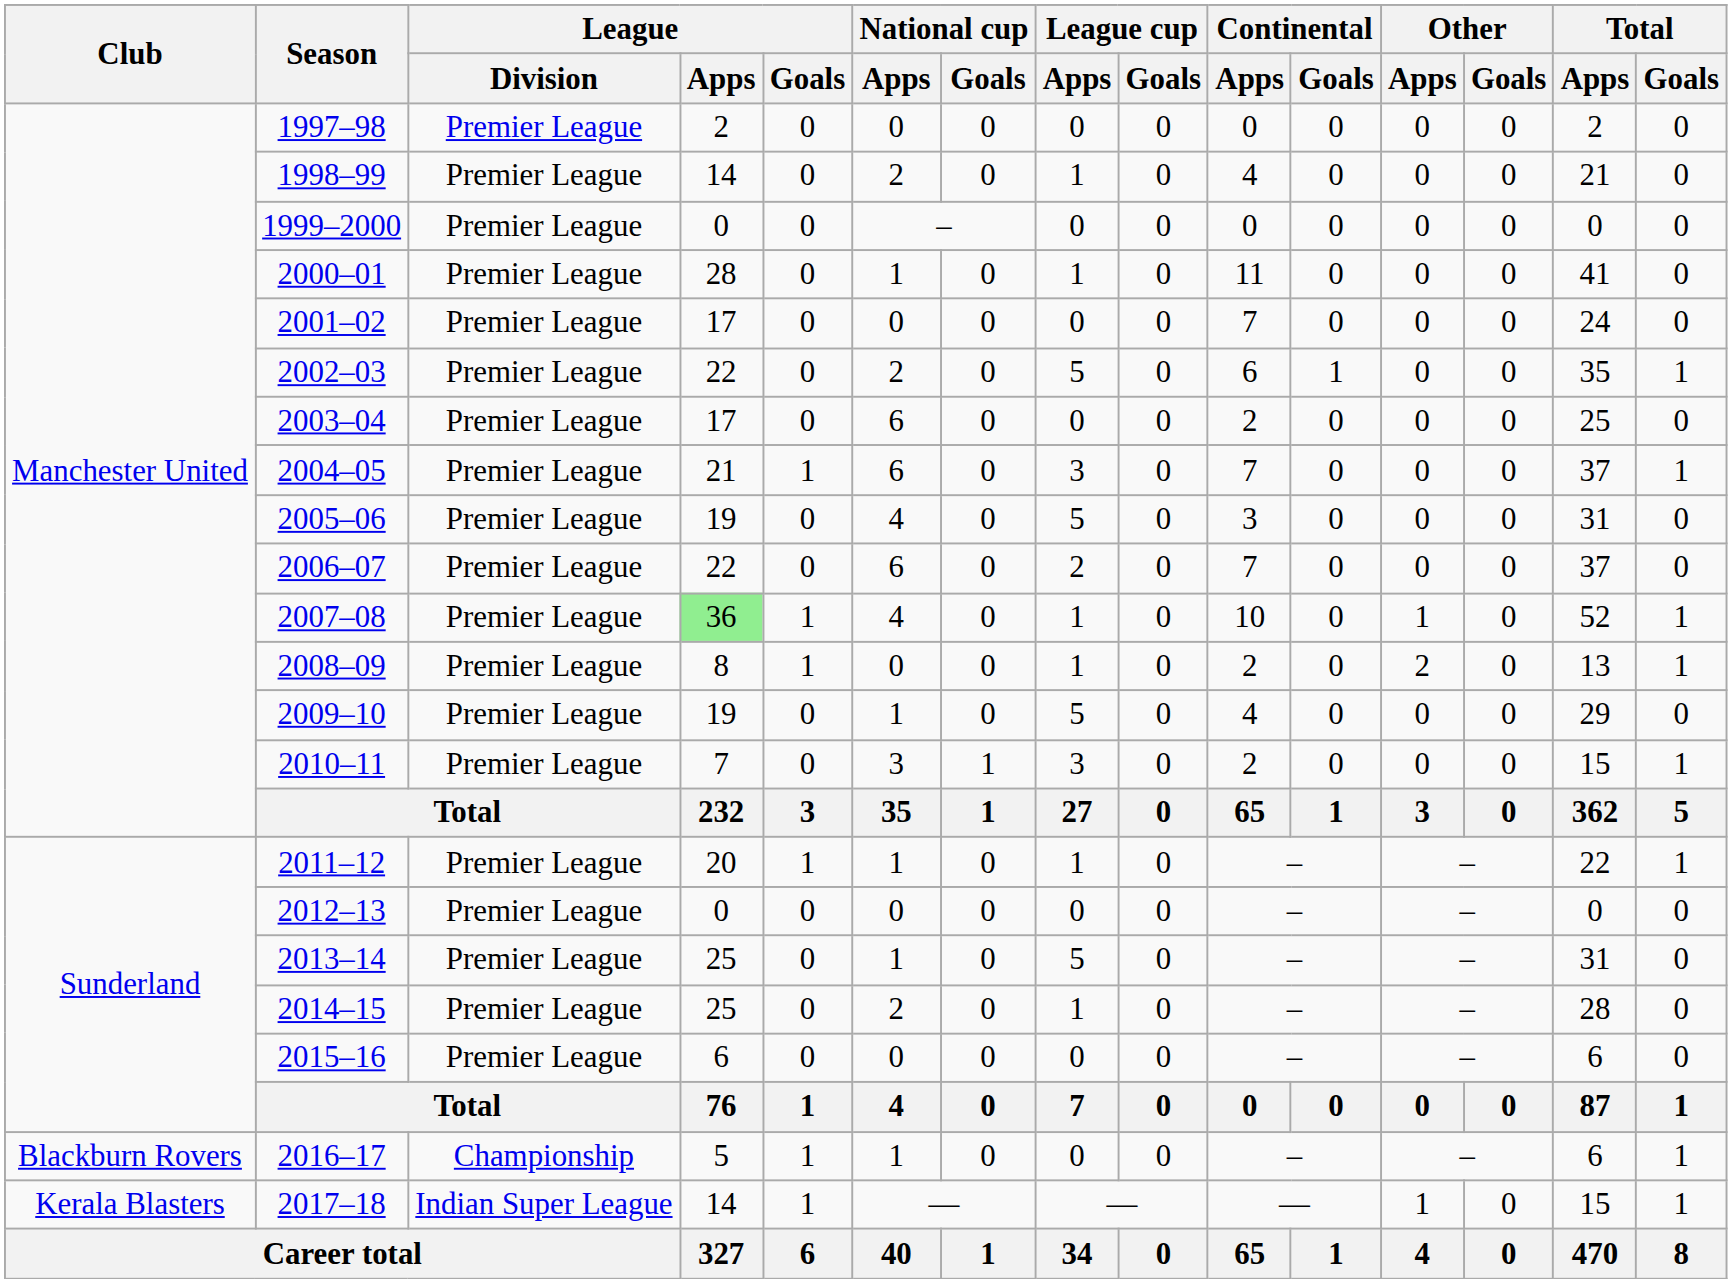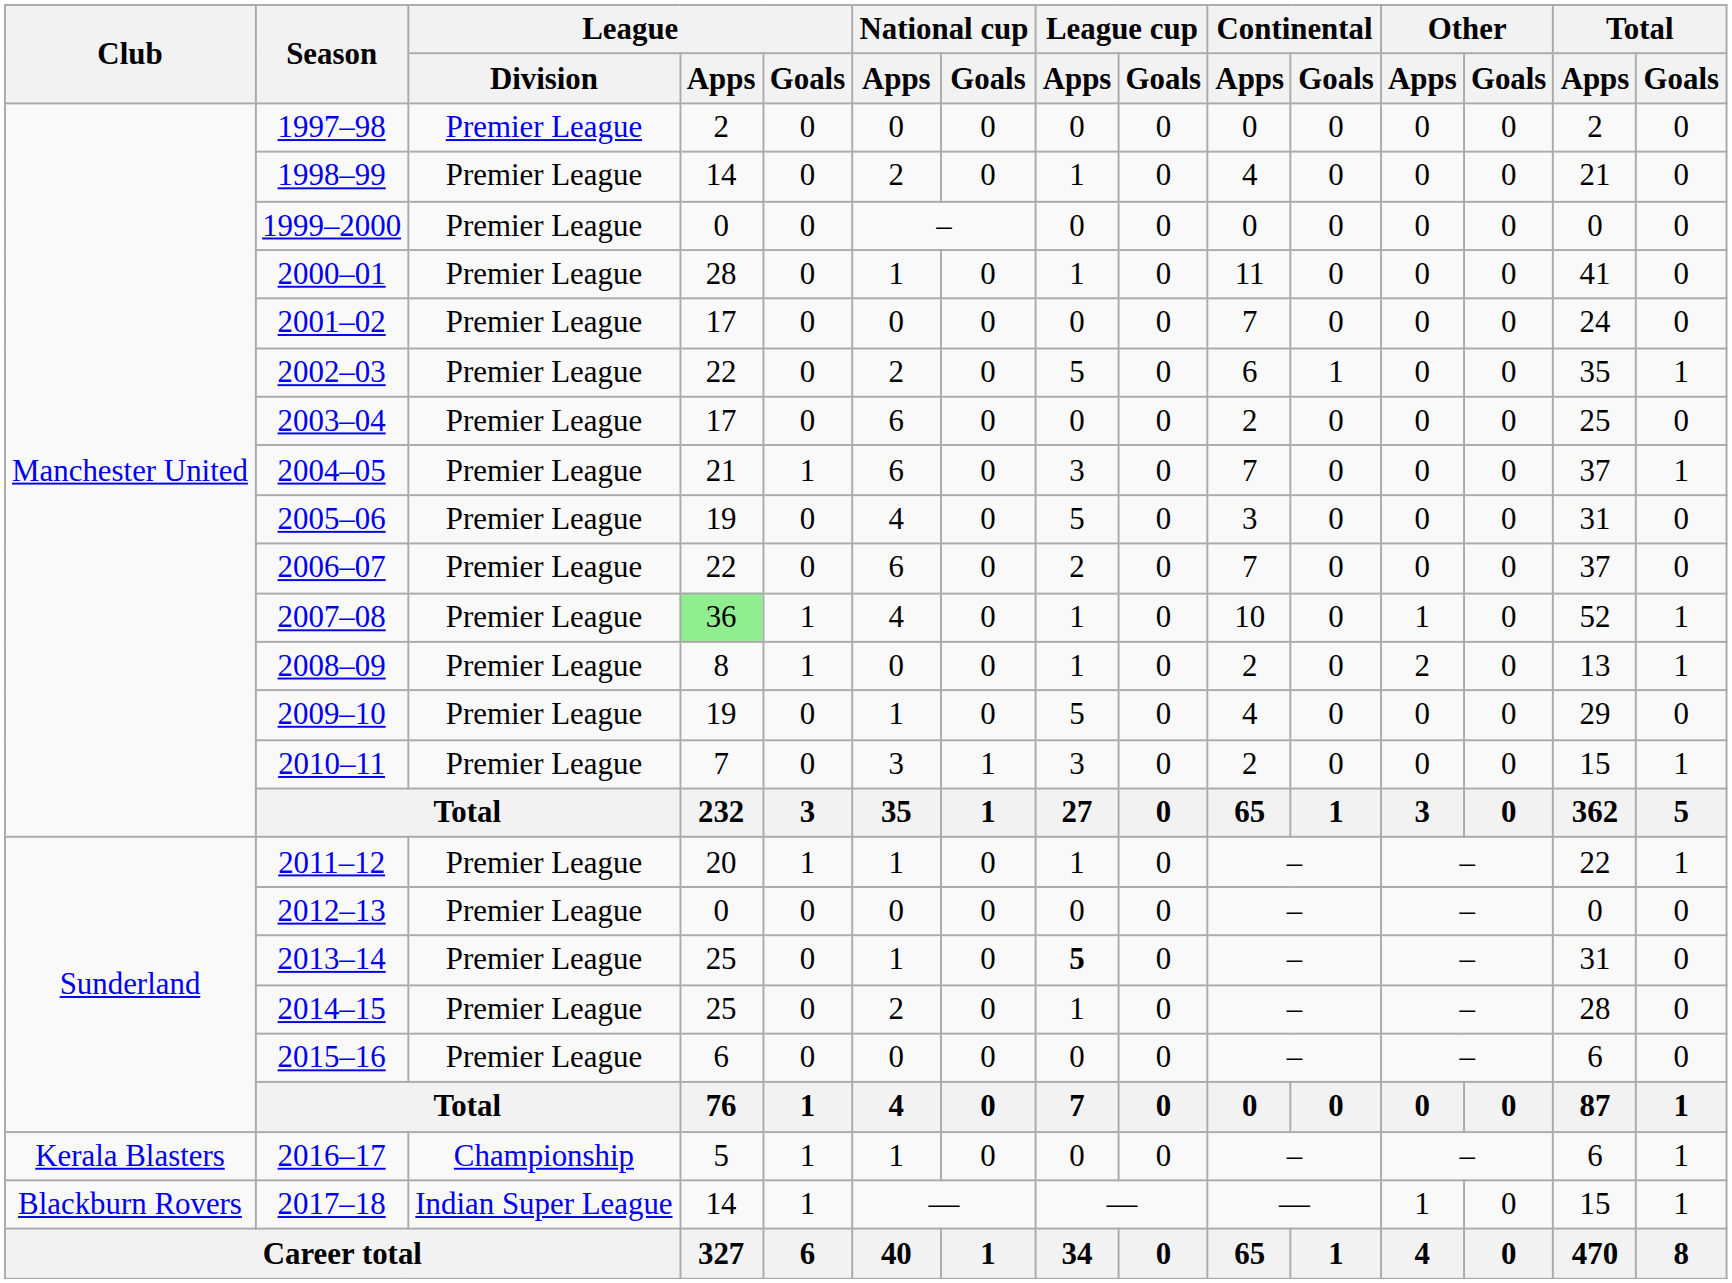(1077, 959) normal -> (1077, 959) bold
(130, 1155) Blackburn Rovers -> (130, 1155) Kerala Blasters
(130, 1204) Kerala Blasters -> (130, 1204) Blackburn Rovers
